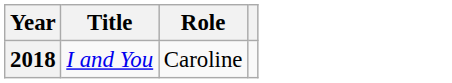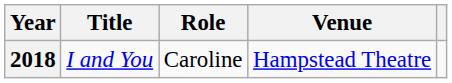+ column: (342, 22)
